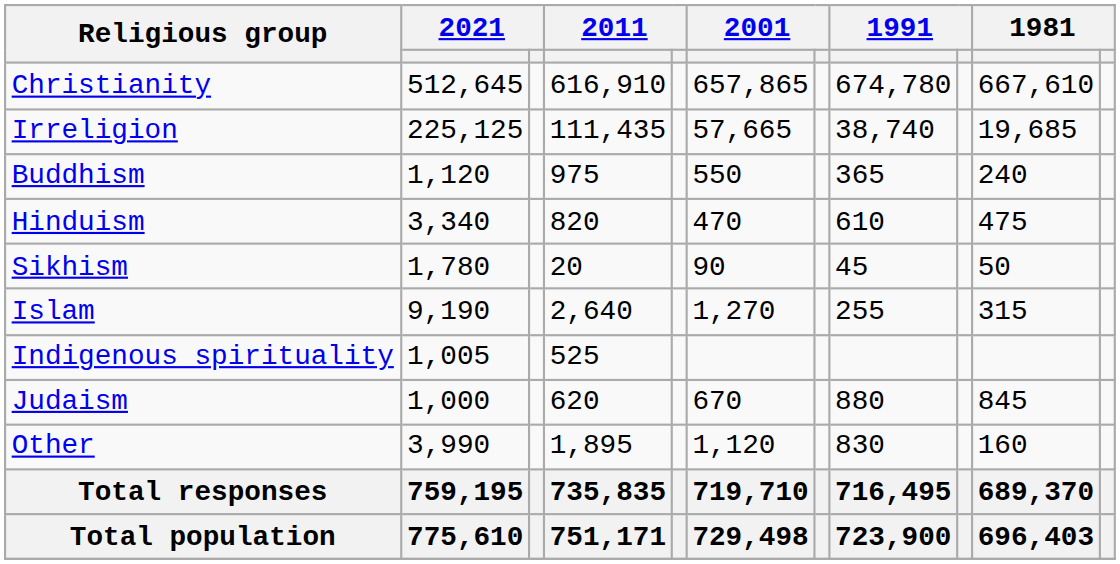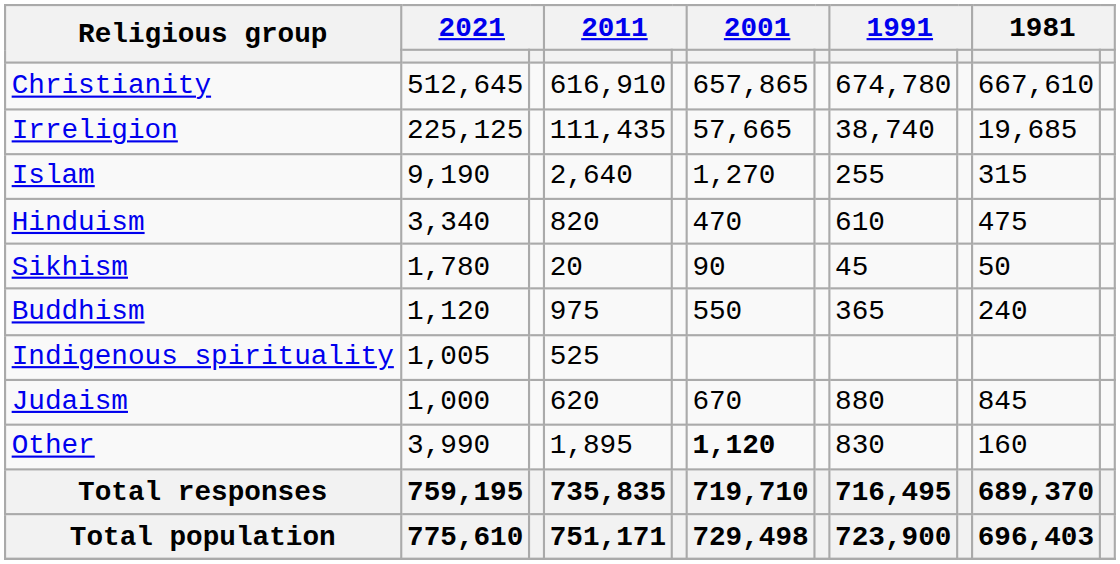rows swapped: (53, 312) <-> (78, 176)
(734, 447) normal -> (734, 447) bold
